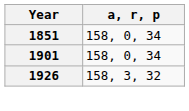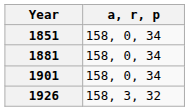+ row: (44, 55)
